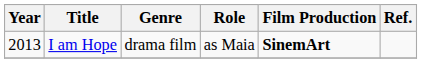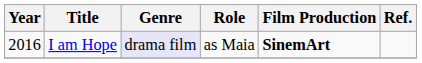(25, 44) 2013 -> (25, 44) 2016
(160, 44) no background -> (160, 44) lavender background
